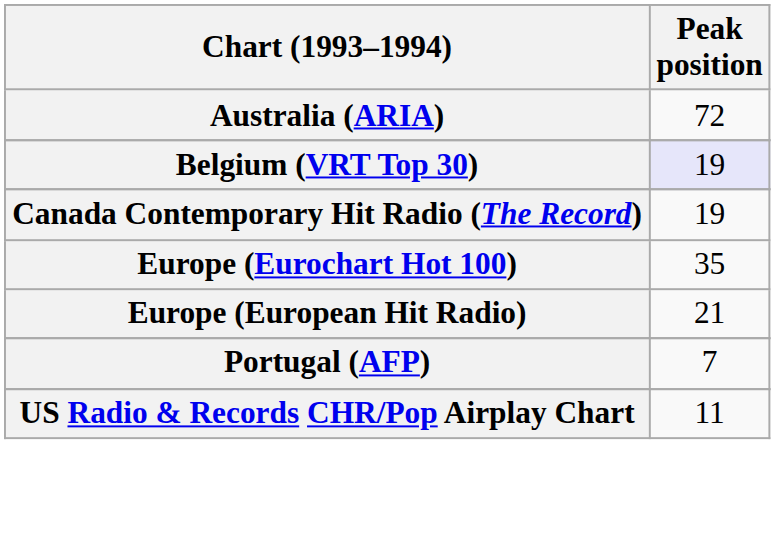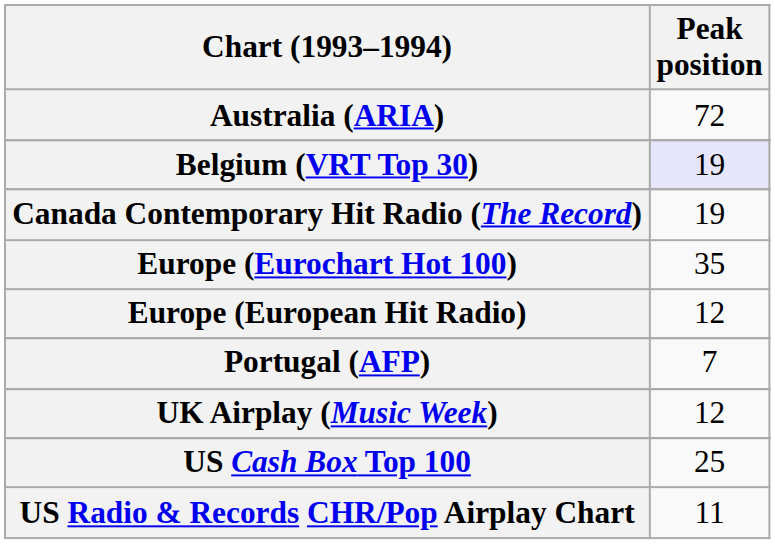(710, 313) 21 -> (710, 313) 12
+ row: (327, 412)
+ row: (327, 462)
